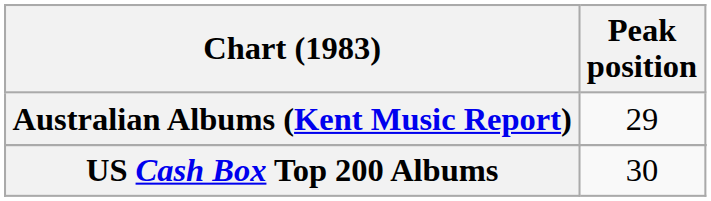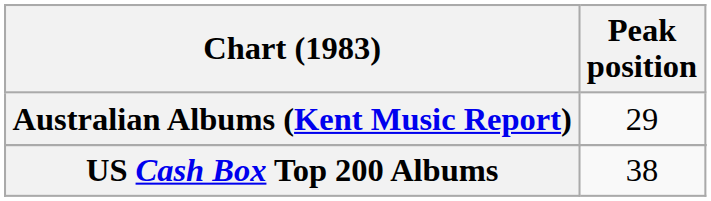(642, 169) 30 -> (642, 169) 38
